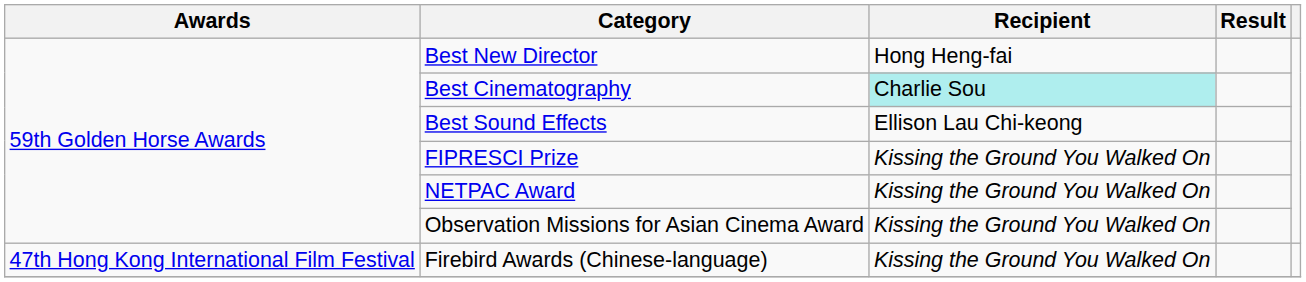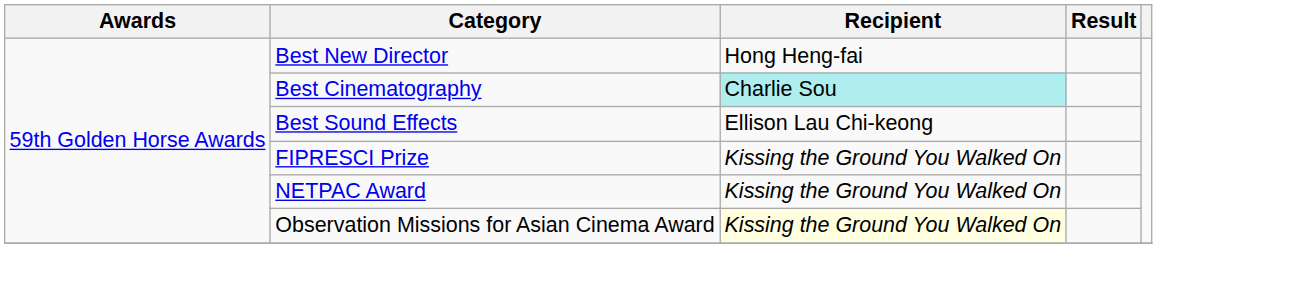(1042, 225) no background -> (893, 225) lightyellow background
- row: (596, 259)
